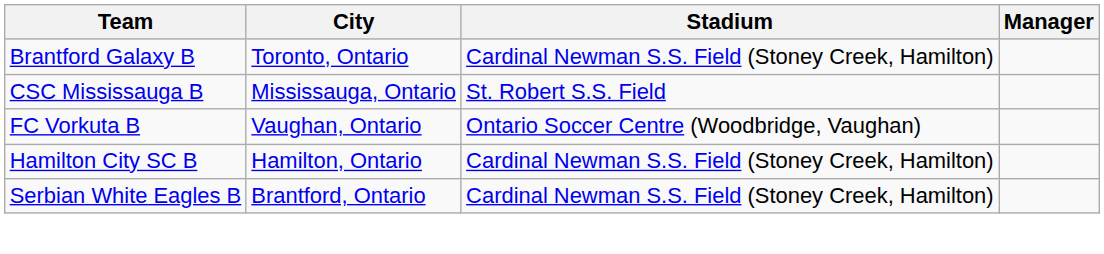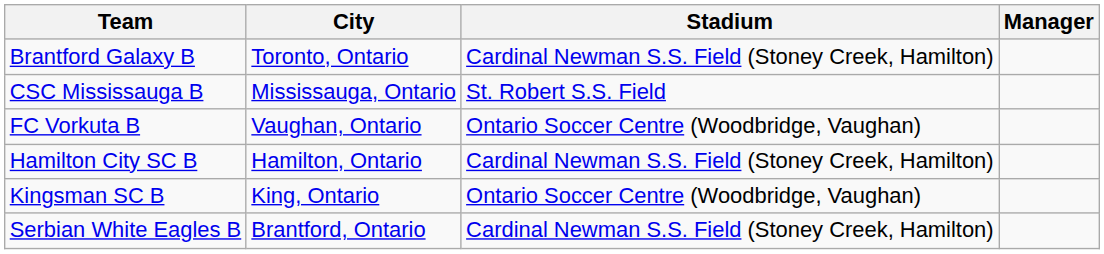+ row: (87, 195)
